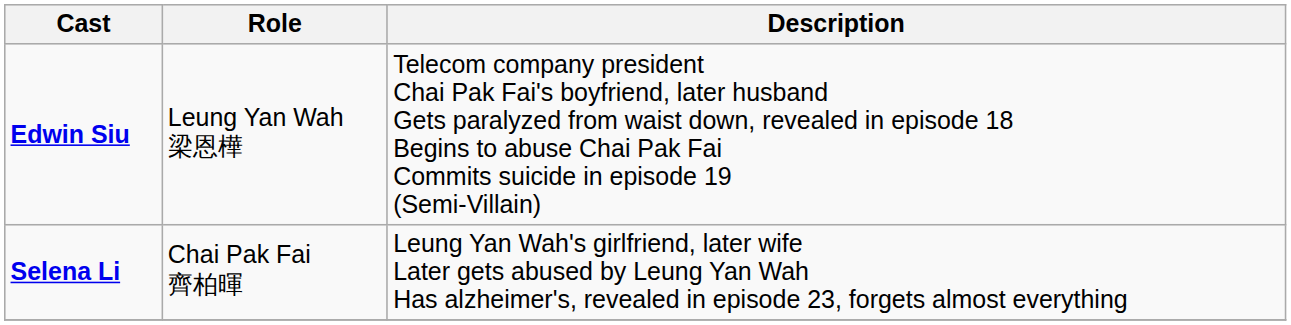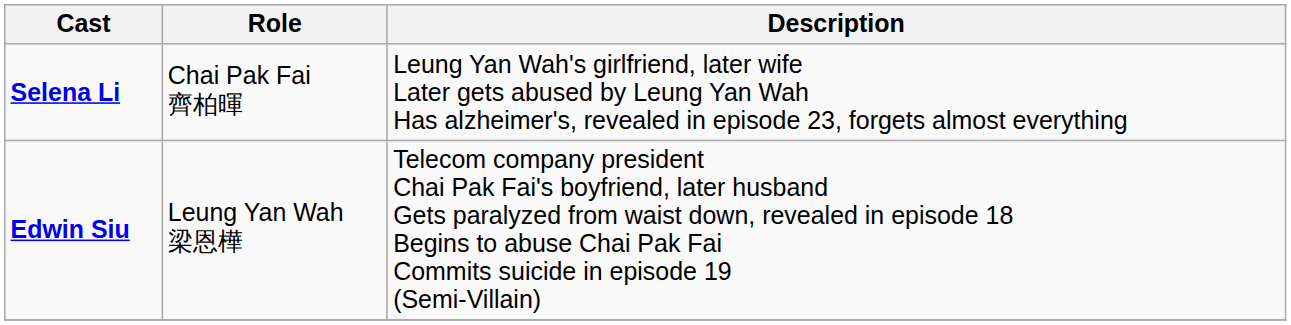rows swapped: (70, 134) <-> (65, 271)
